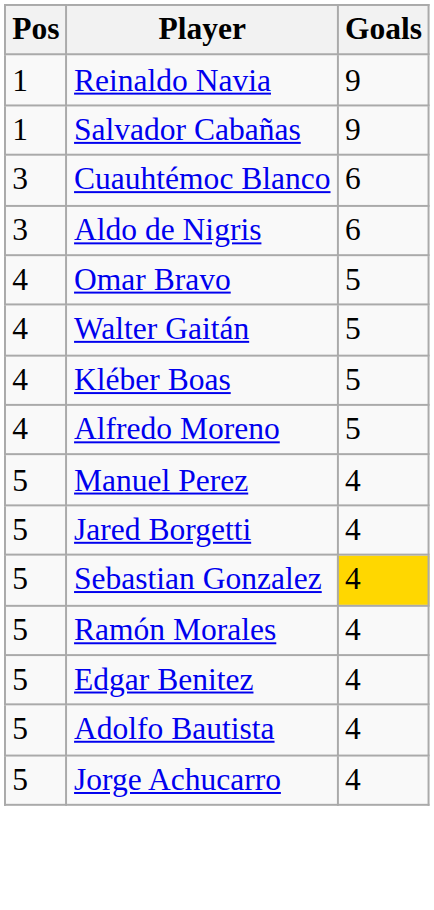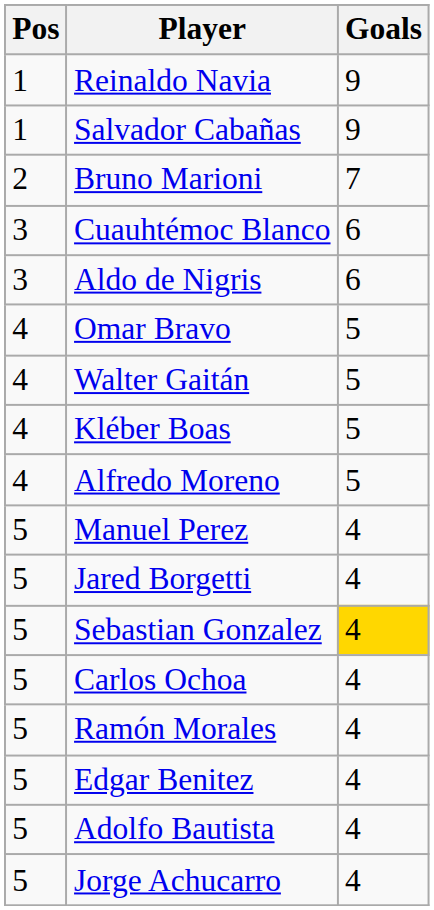+ row: (168, 179)
+ row: (160, 679)
